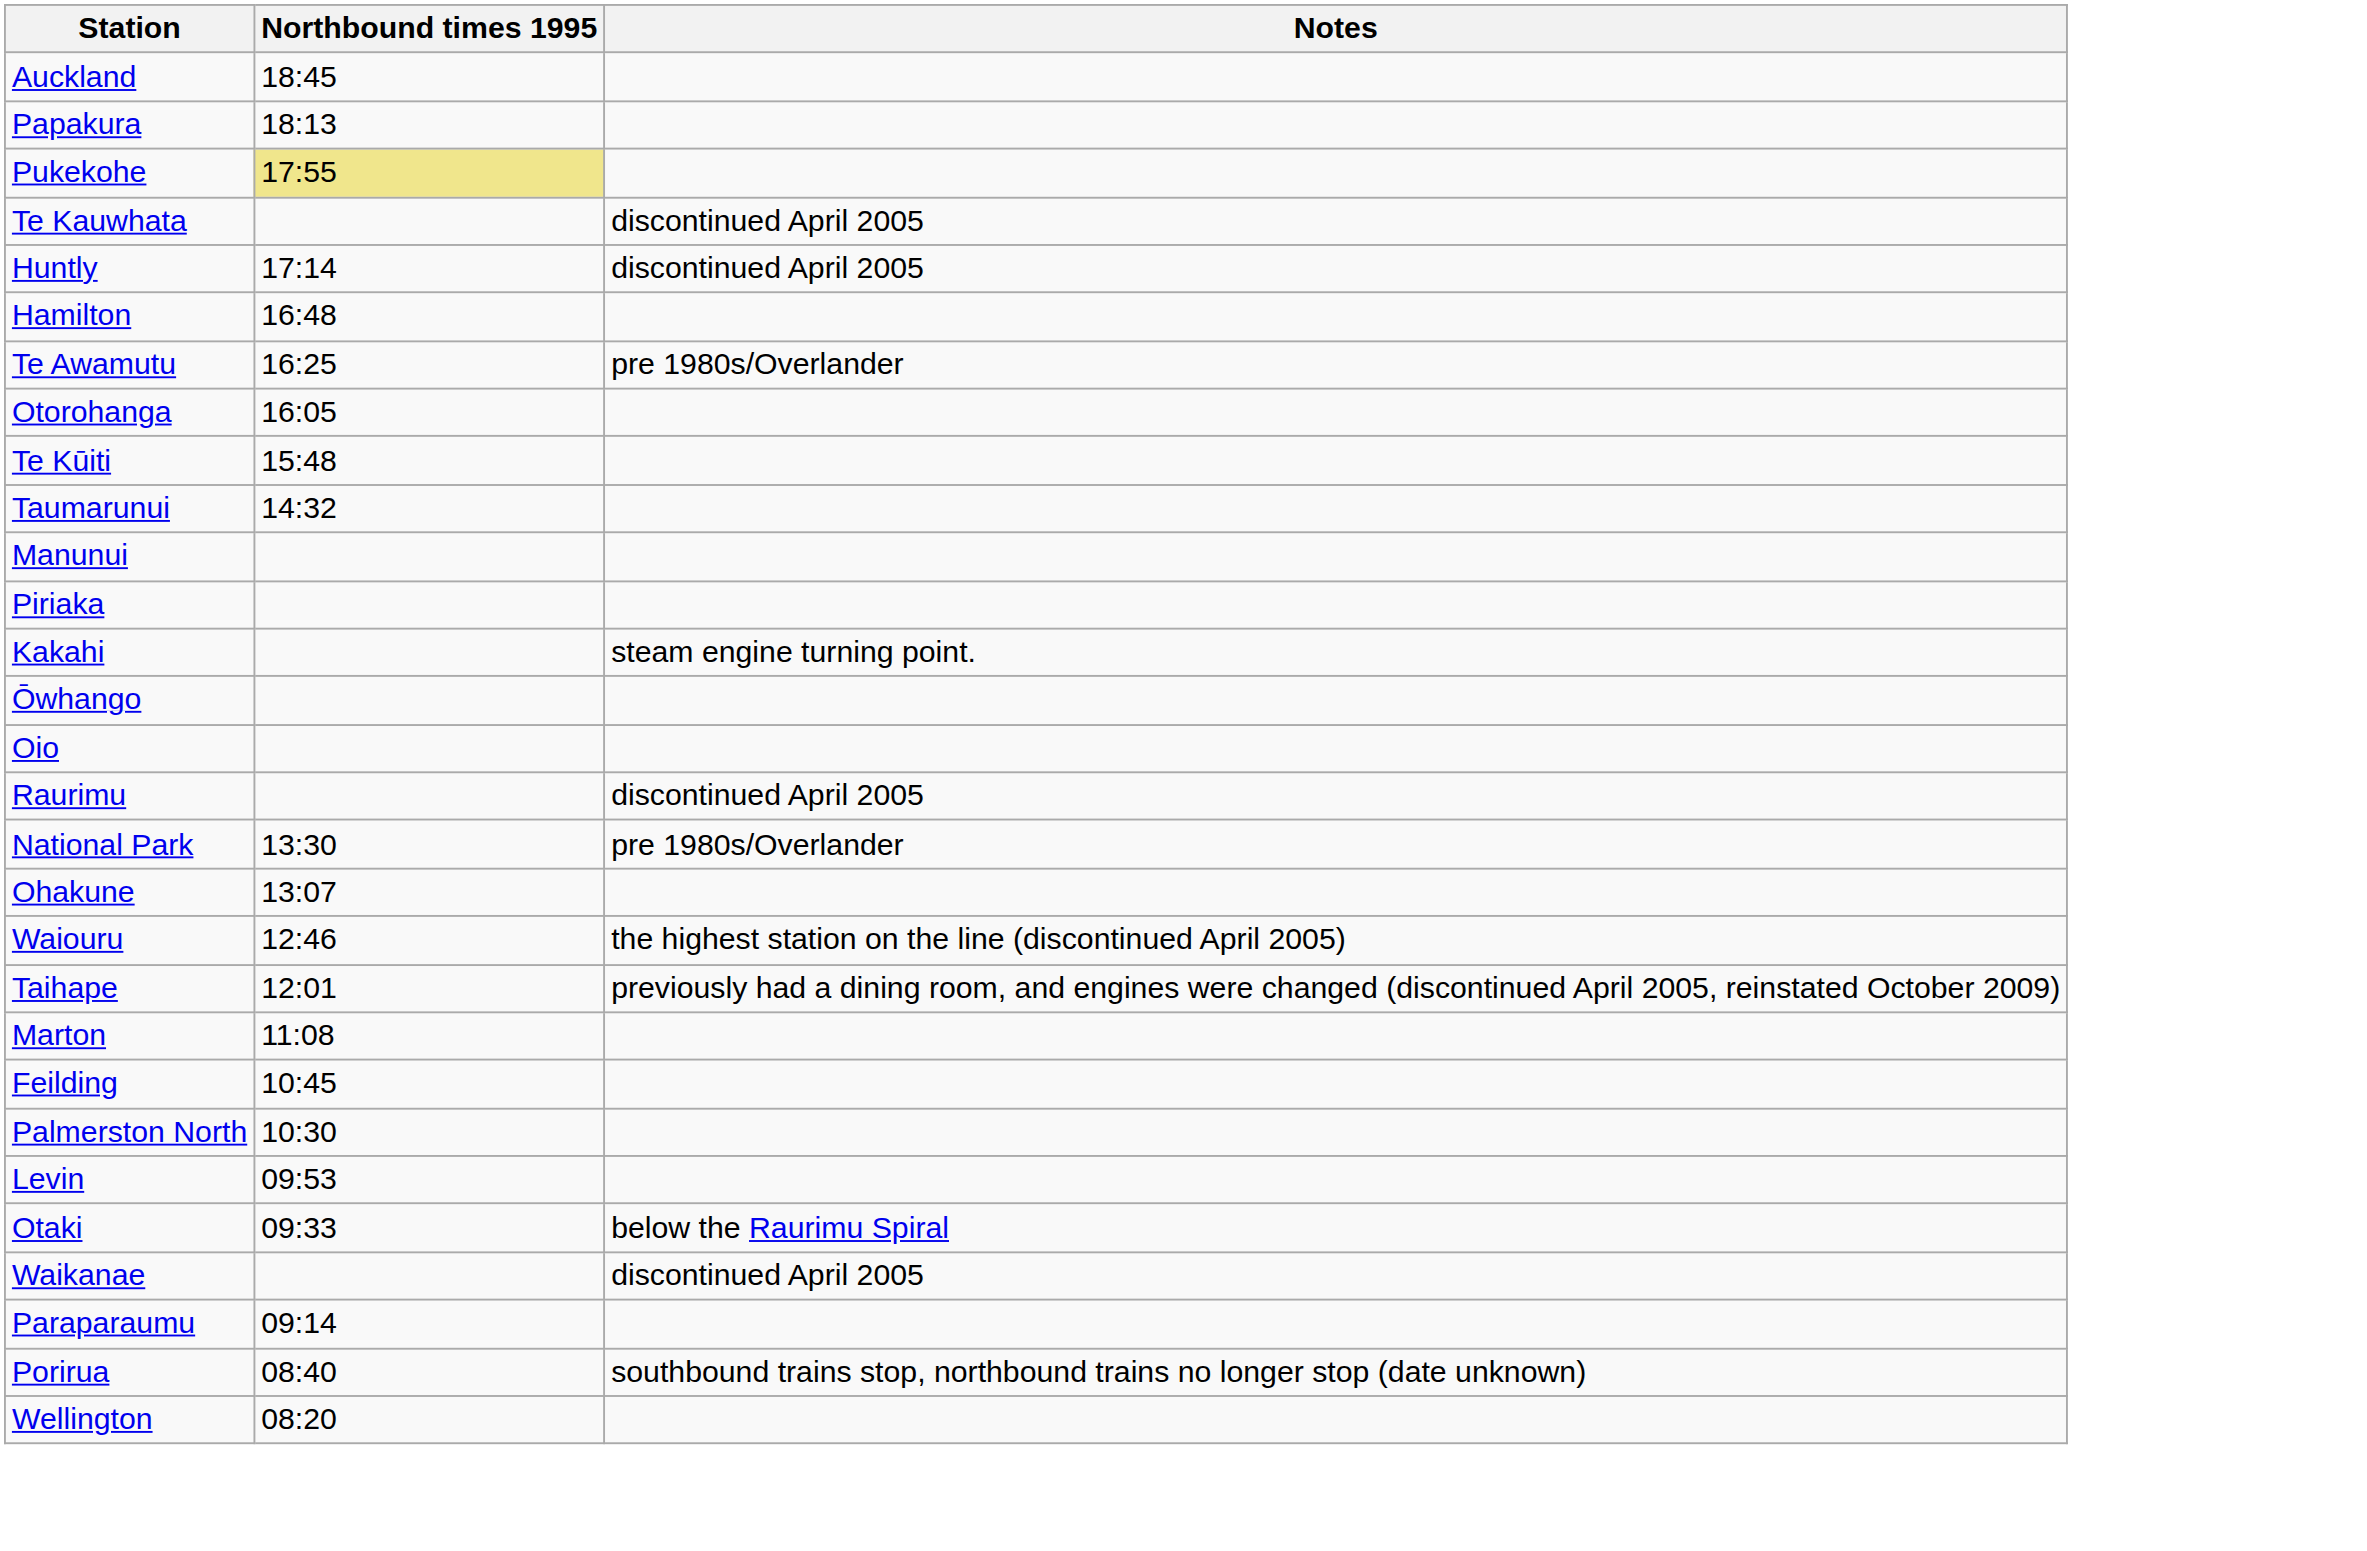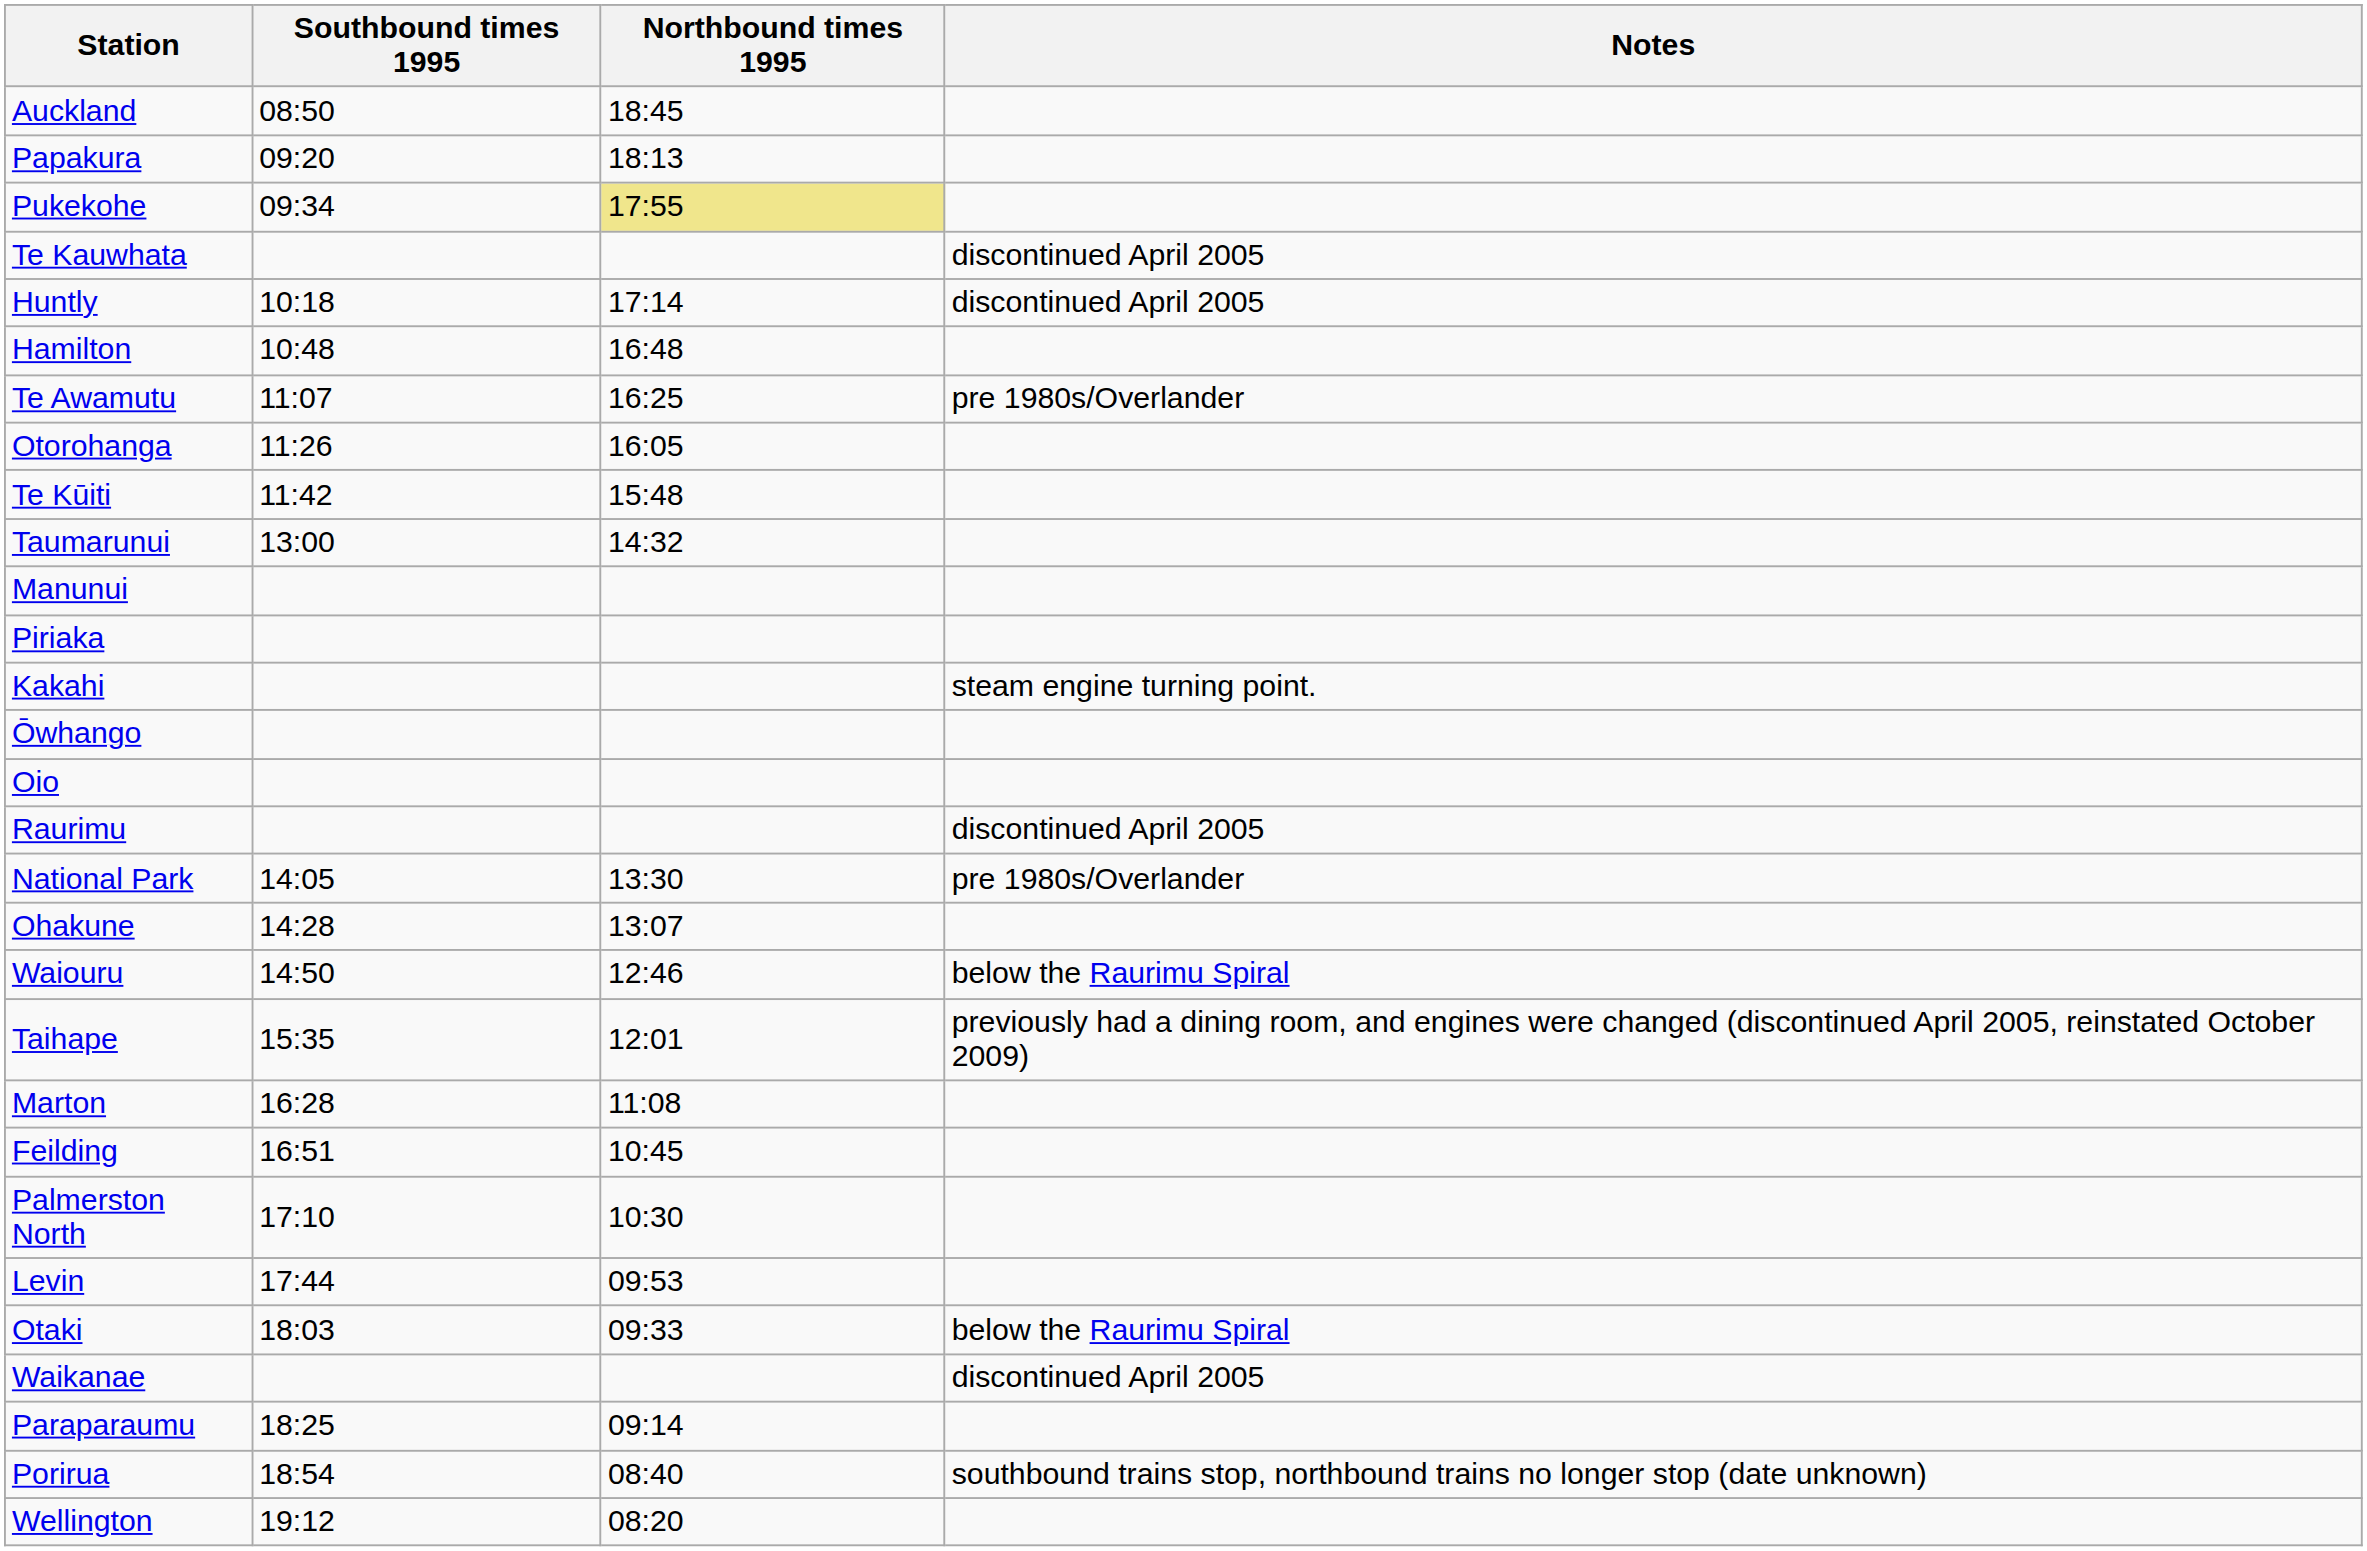+ column: (427, 45)
(978, 939) the highest station on the line (discontinued April 2005) -> (1121, 973) below the Raurimu Spiral
